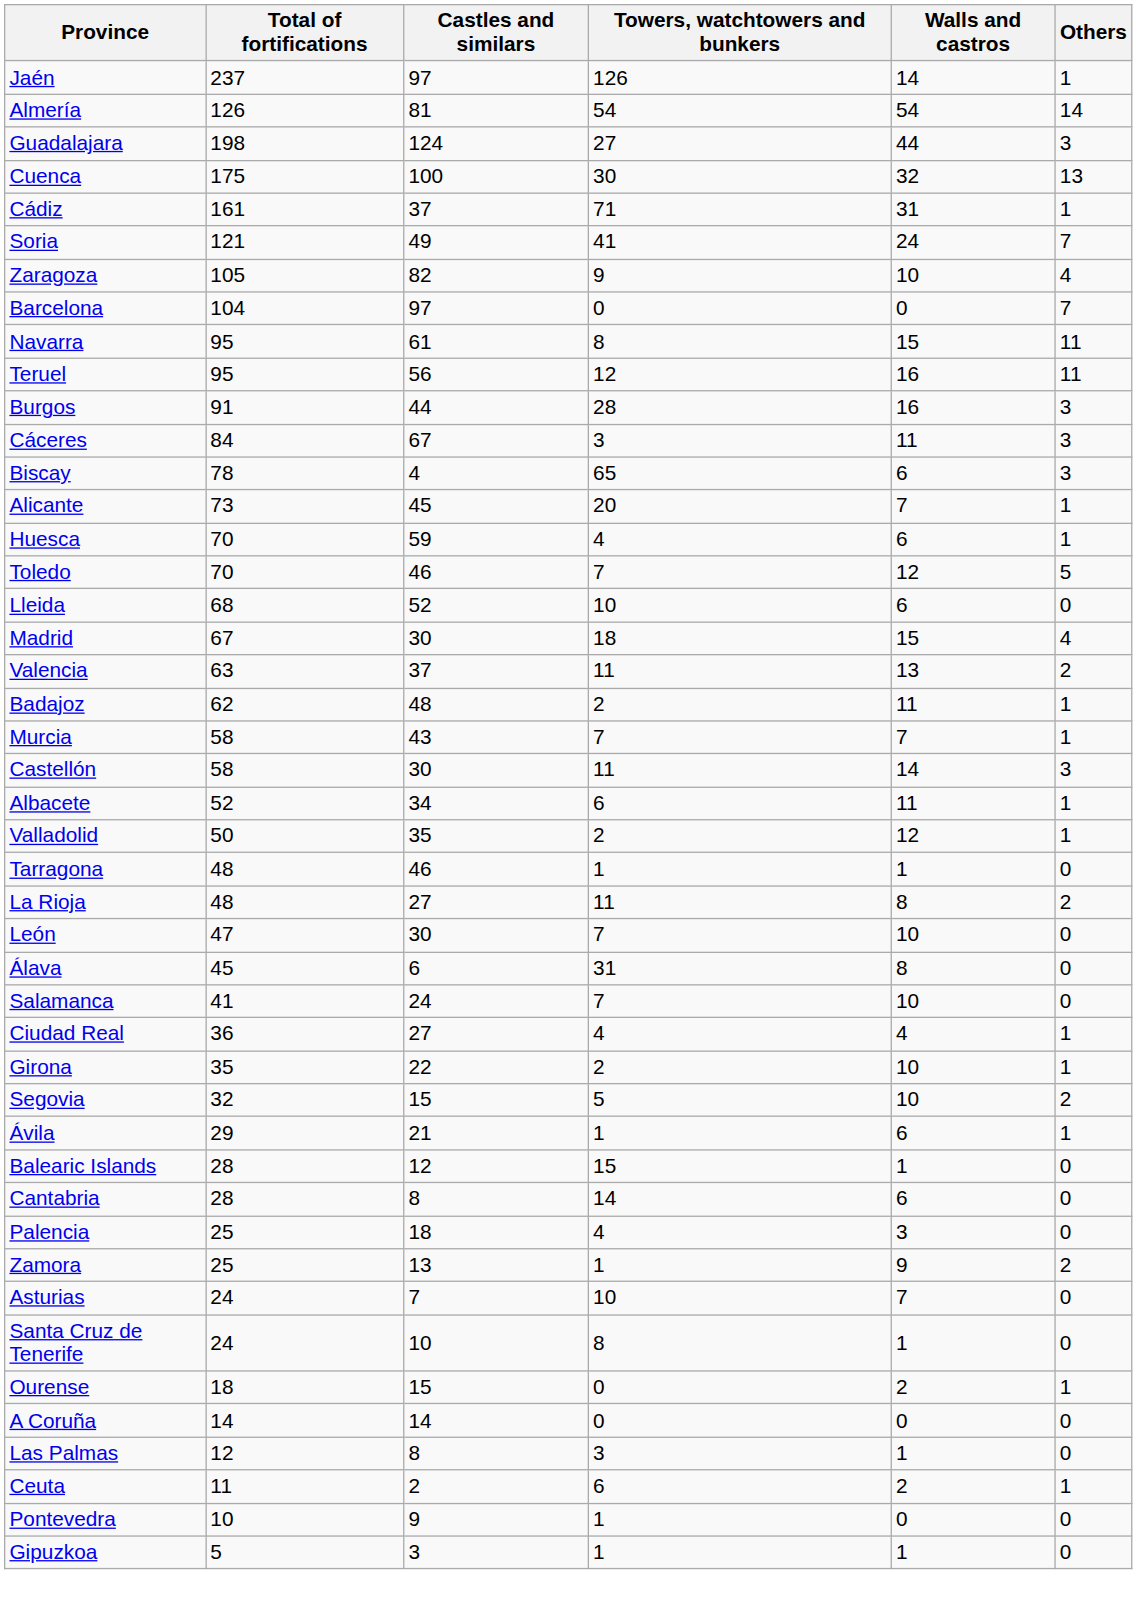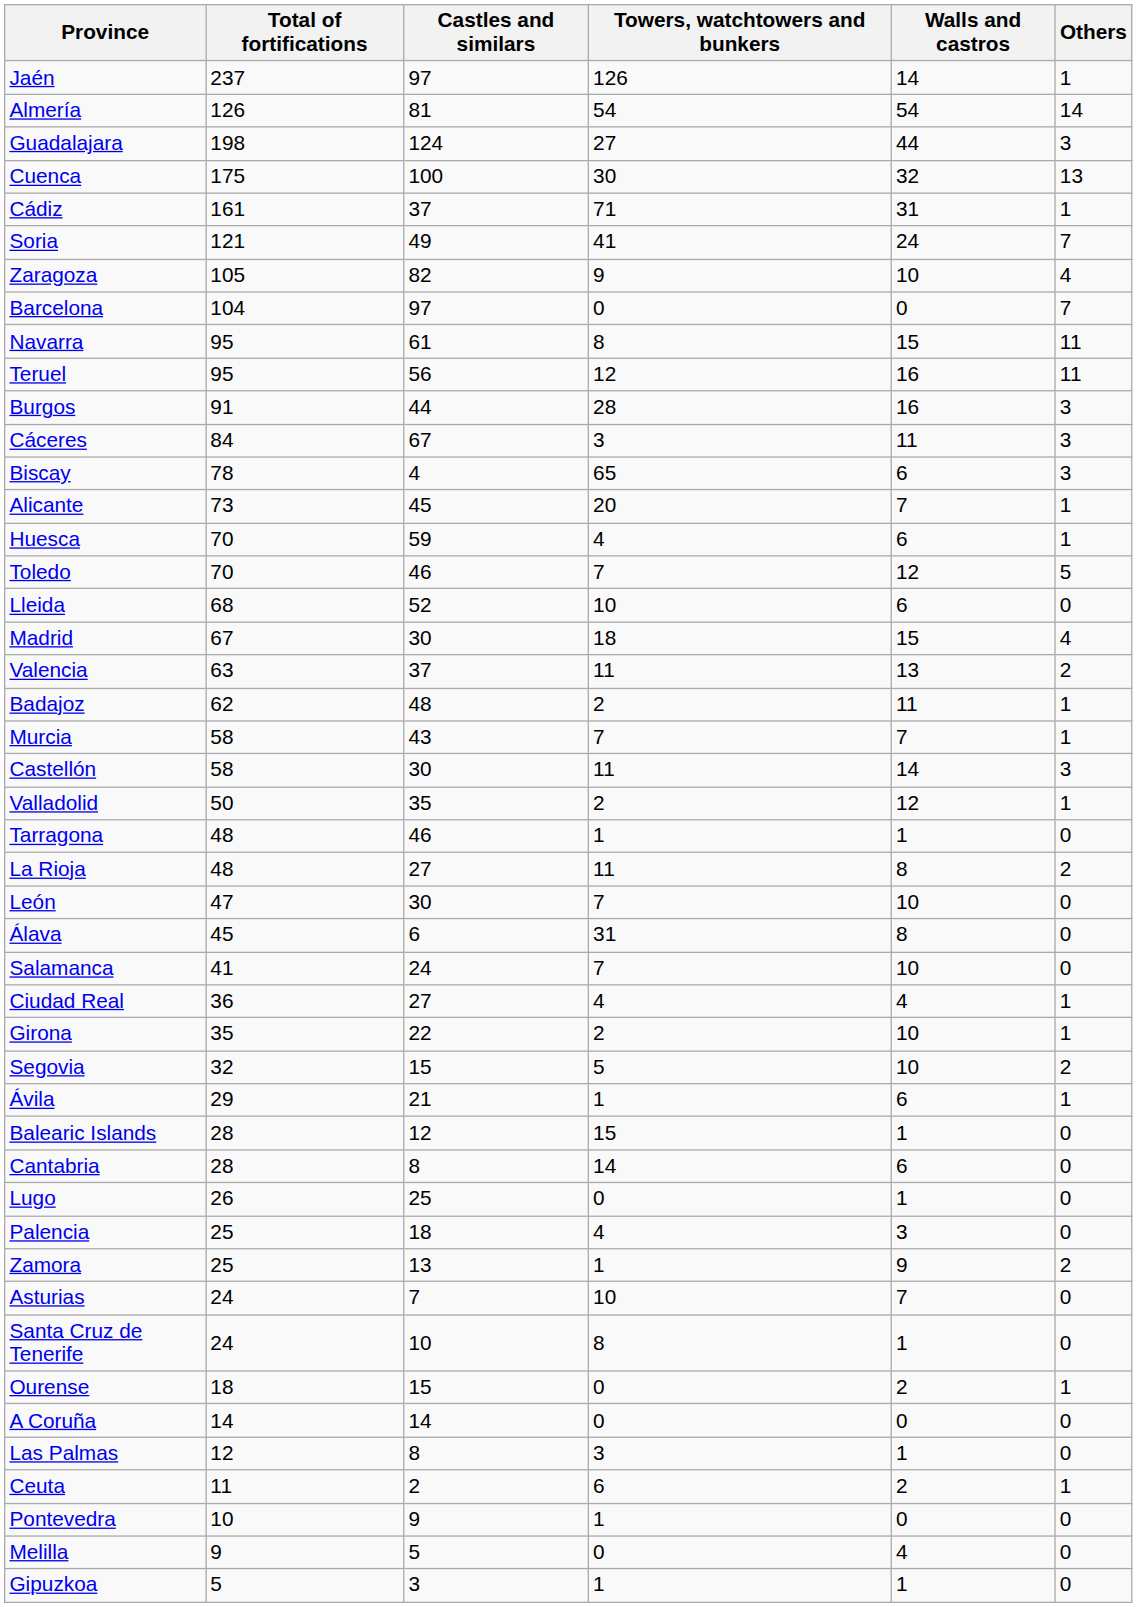- row: (50, 803)
+ row: (33, 1198)
+ row: (39, 1552)
